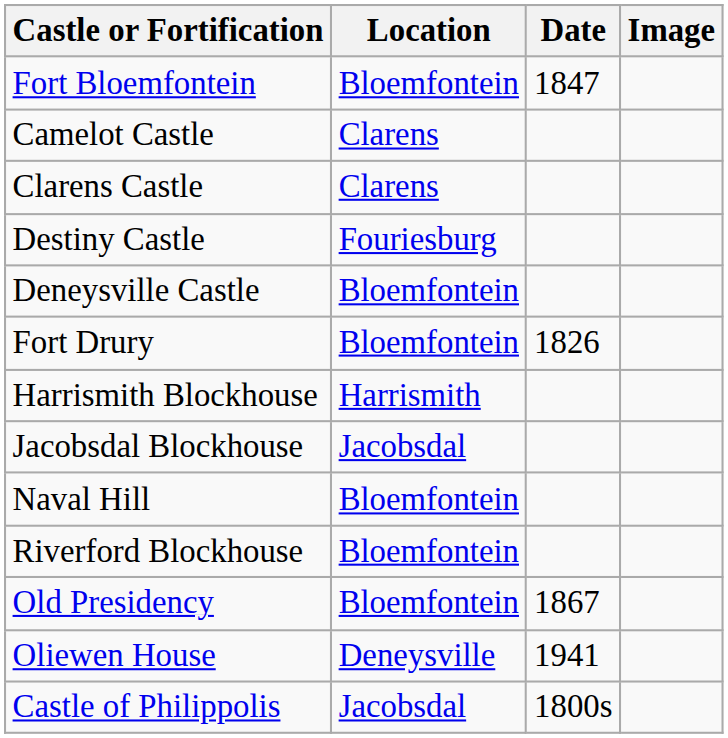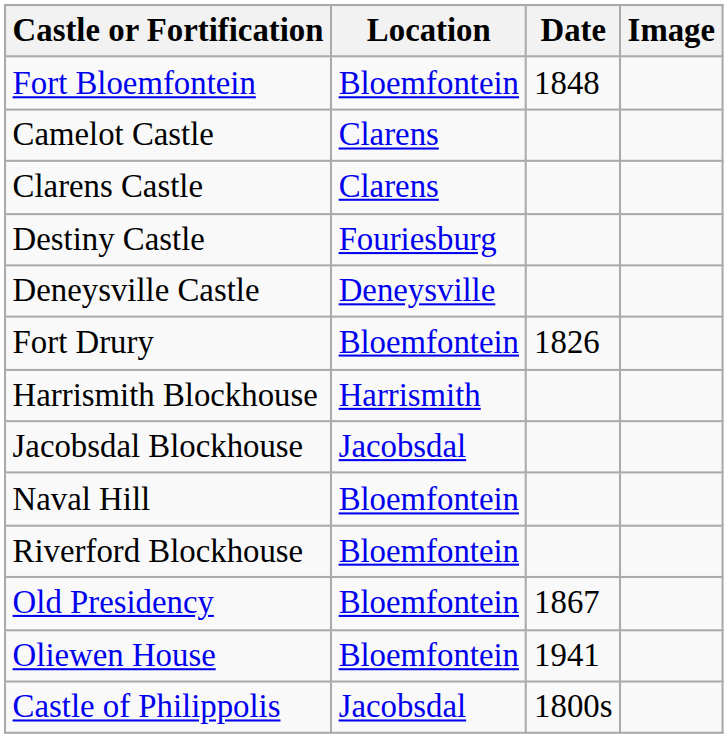(567, 82) 1847 -> (567, 82) 1848
(429, 290) Bloemfontein -> (417, 290) Deneysville
(417, 654) Deneysville -> (429, 654) Bloemfontein
